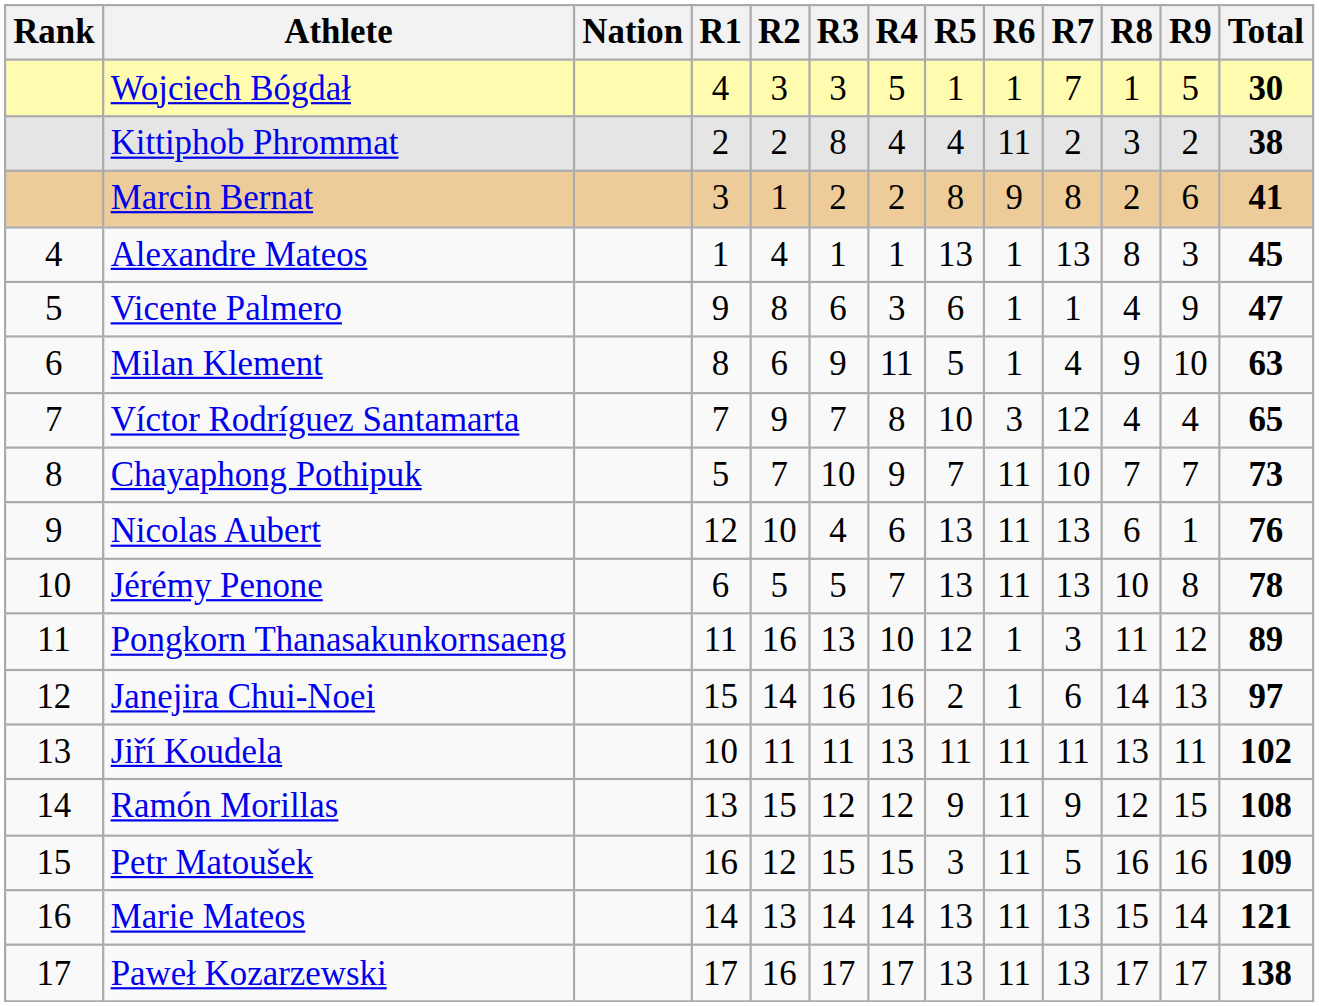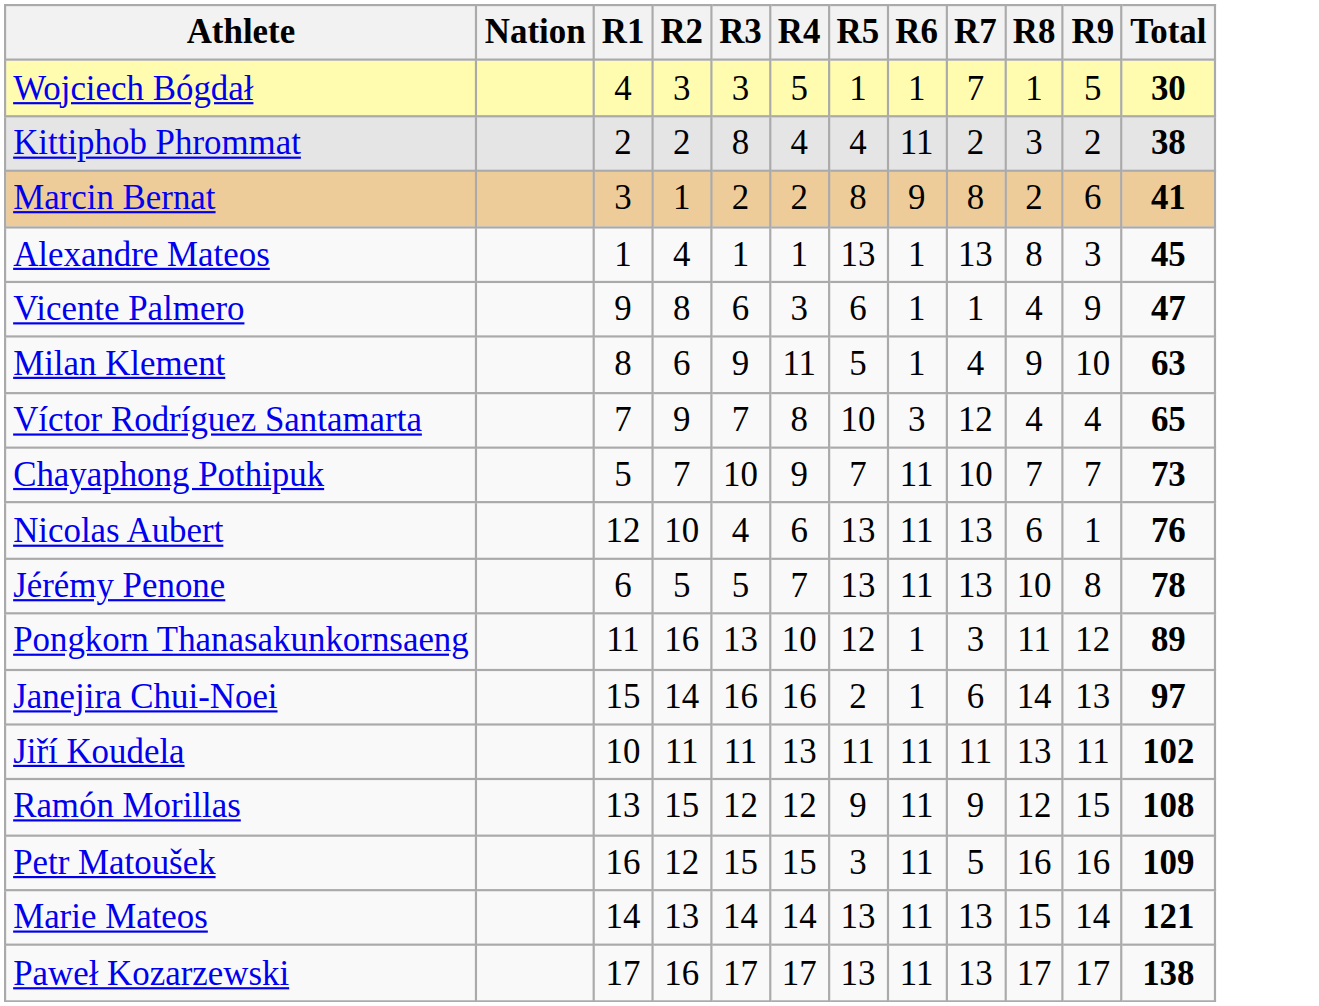- column: (54, 32)
